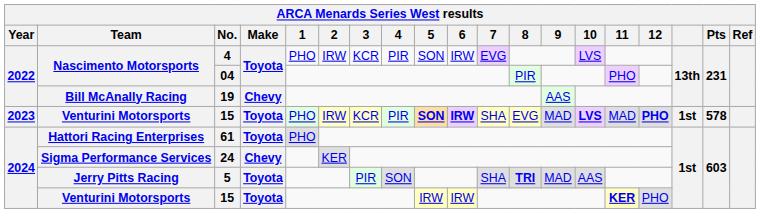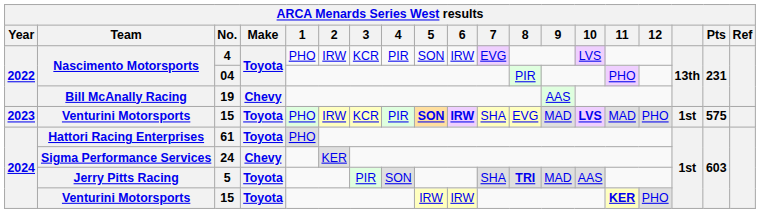(655, 117) bold -> (655, 117) normal
(716, 117) 578 -> (716, 117) 575
